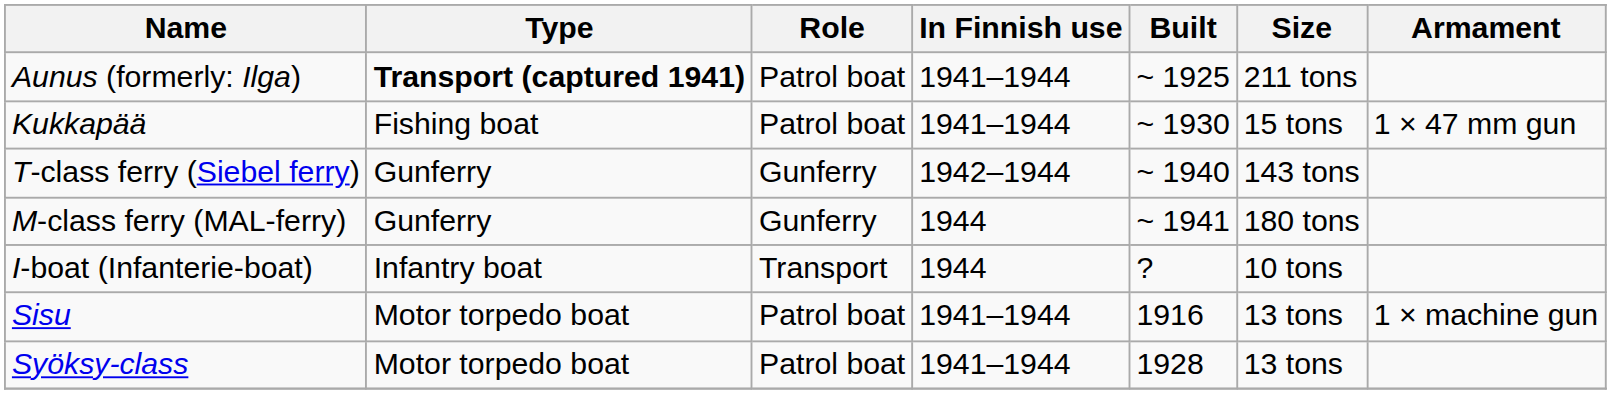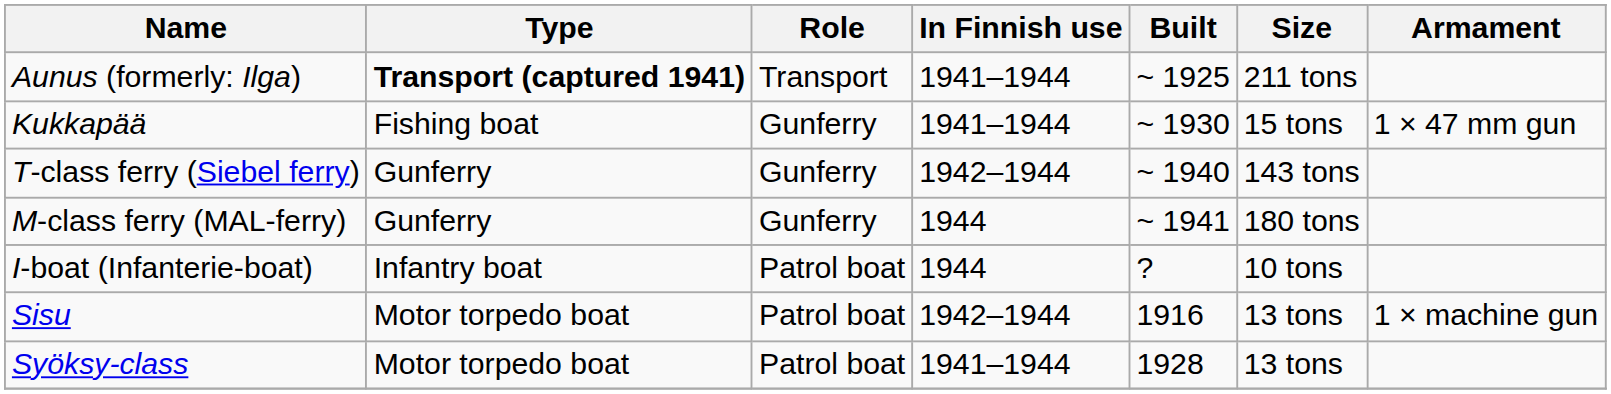(832, 76) Patrol boat -> (823, 76) Transport
(832, 124) Patrol boat -> (818, 124) Gunferry
(823, 268) Transport -> (832, 268) Patrol boat
(995, 316) 1941–1944 -> (995, 316) 1942–1944
